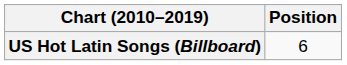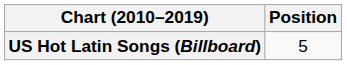(303, 45) 6 -> (303, 45) 5
